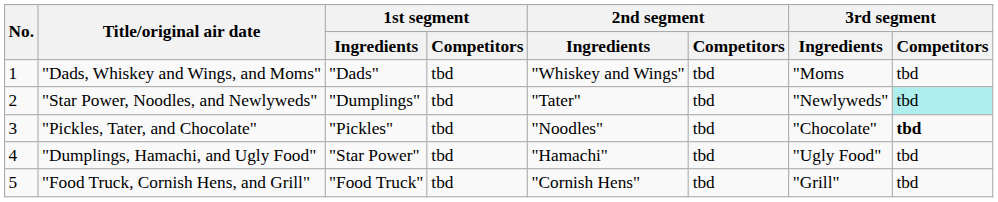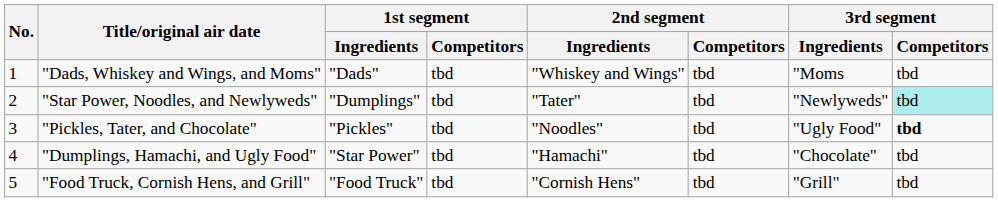(835, 127) "Chocolate" -> (837, 127) "Ugly Food"
(837, 155) "Ugly Food" -> (835, 155) "Chocolate"
